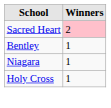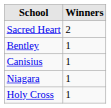(68, 29) pink background -> (68, 29) no background
+ row: (25, 62)
